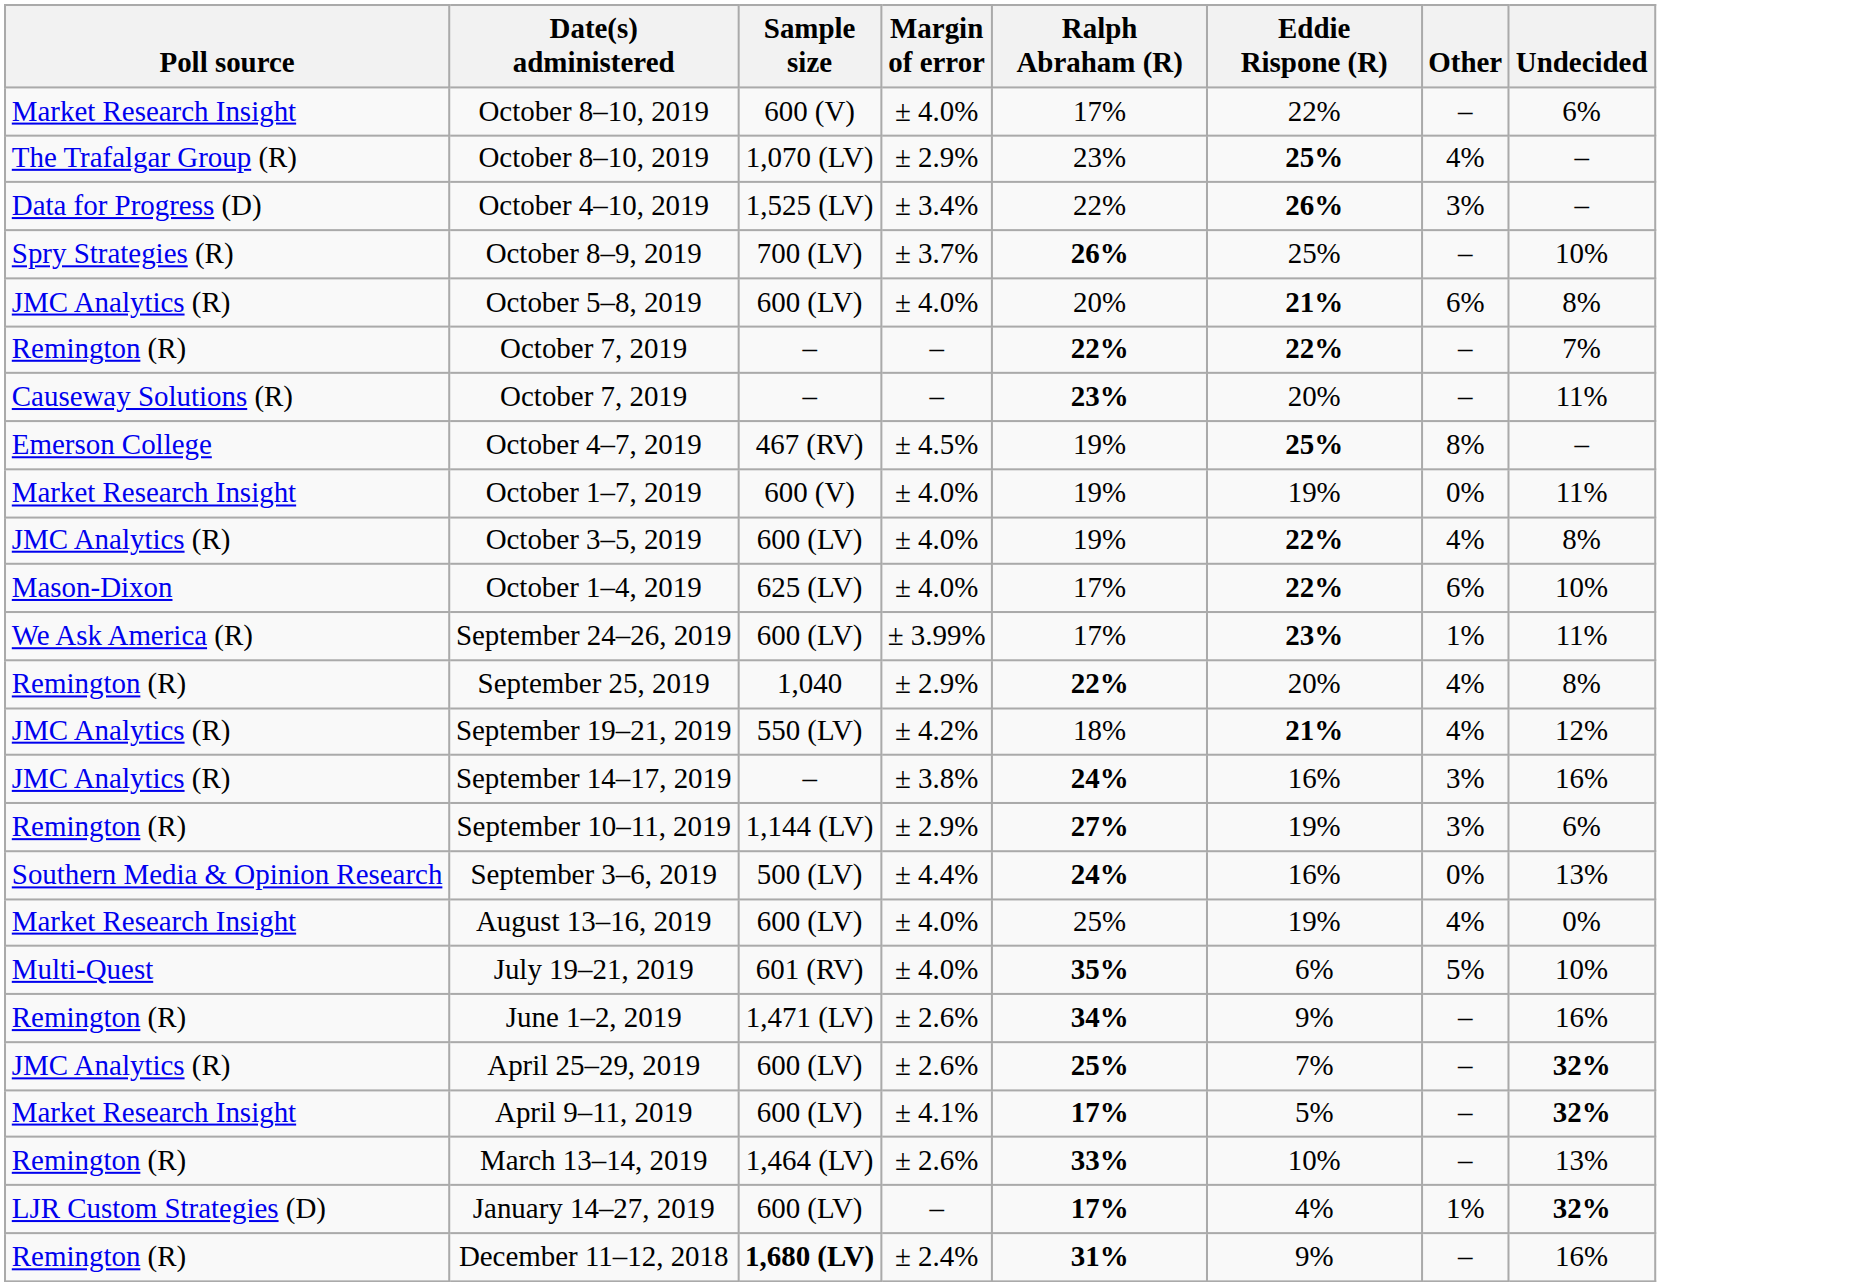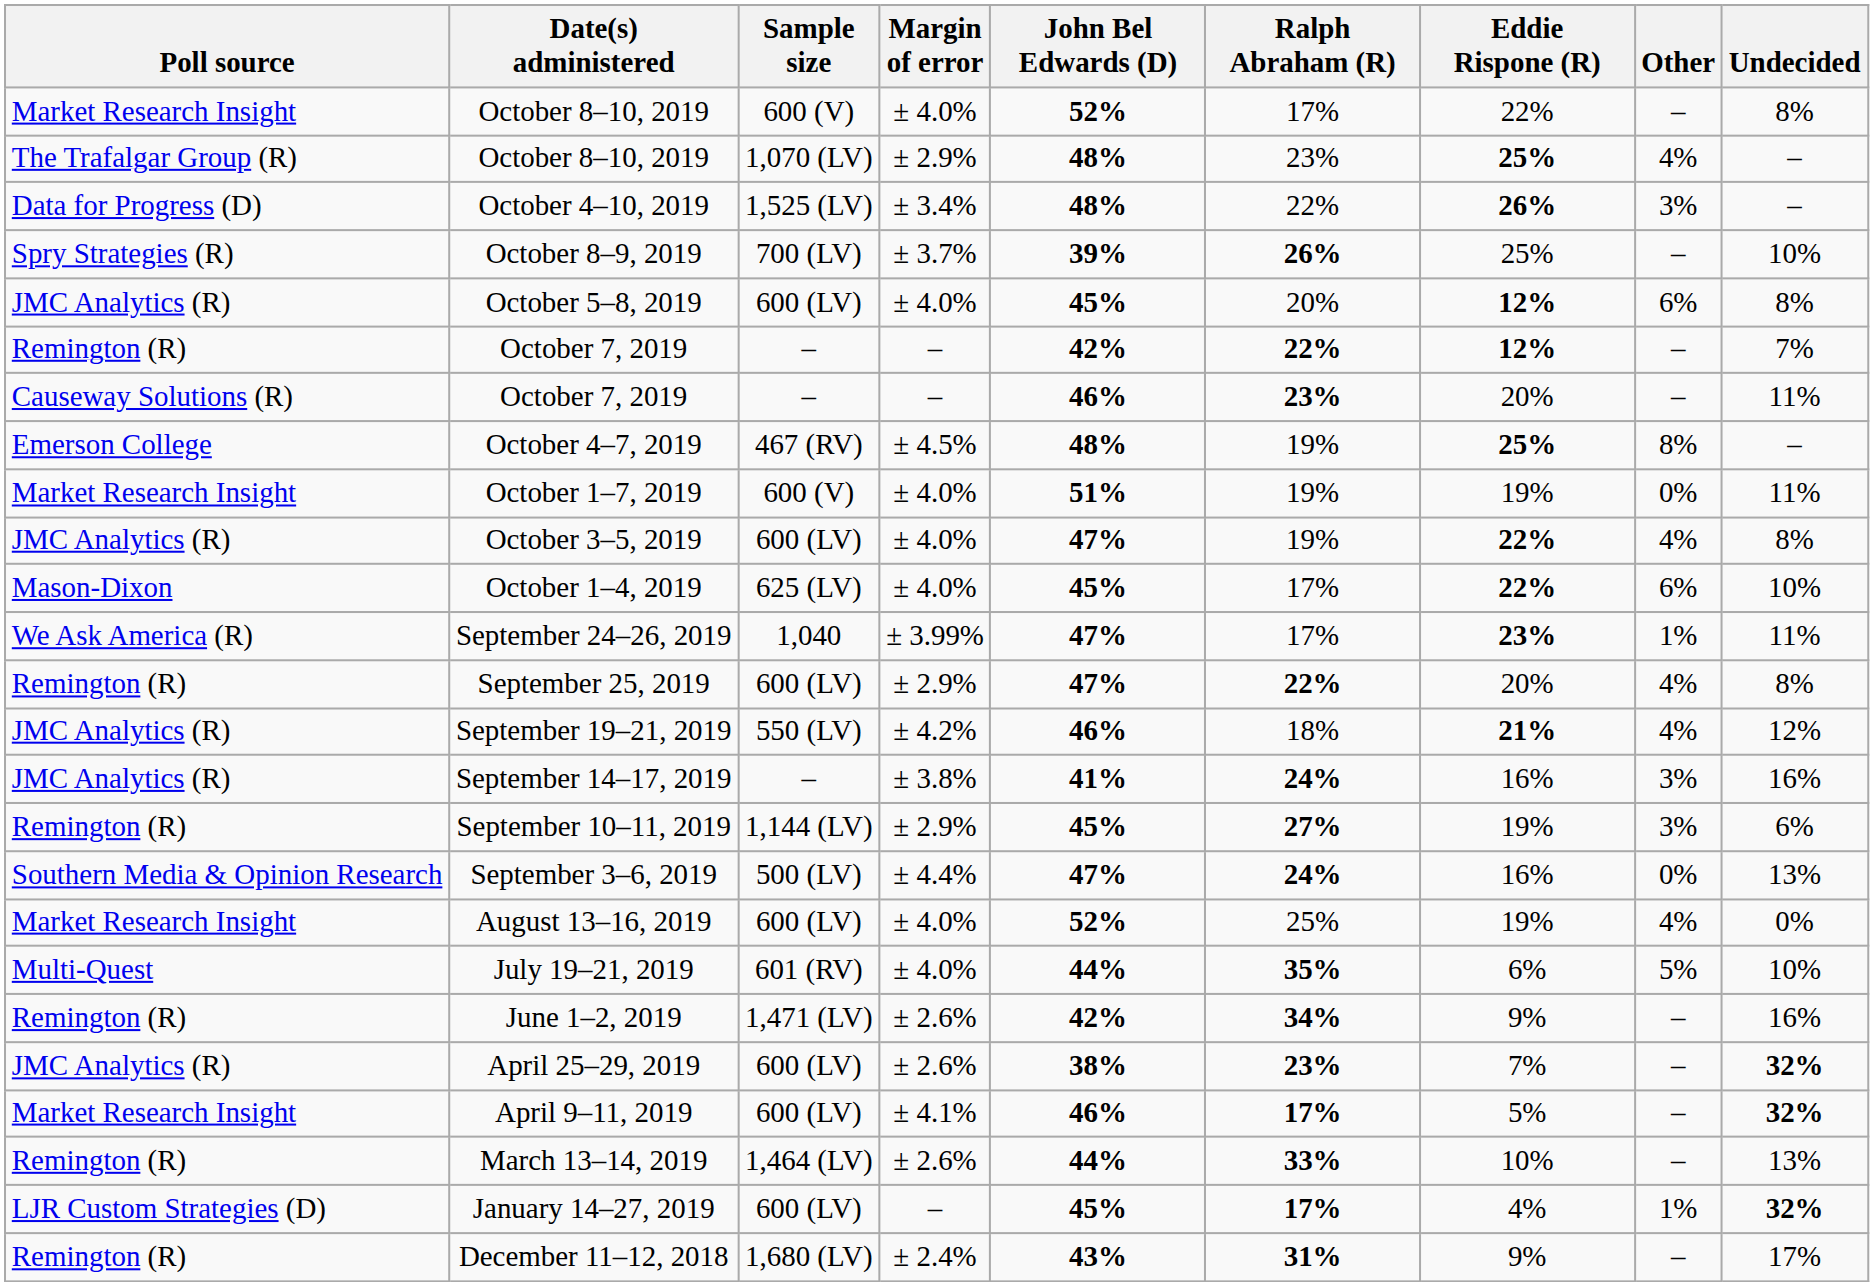+ column: (1098, 45)
(1582, 110) 6% -> (1795, 110) 8%
(1314, 301) 21% -> (1527, 301) 12%
(1314, 349) 22% -> (1527, 349) 12%
(810, 635) 600 (LV) -> (809, 635) 1,040
(810, 683) 1,040 -> (809, 683) 600 (LV)
(1100, 1065) 25% -> (1313, 1065) 23%
(810, 1256) bold -> (809, 1256) normal
(1582, 1256) 16% -> (1795, 1256) 17%
